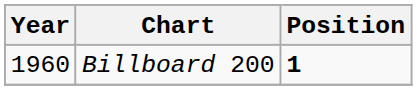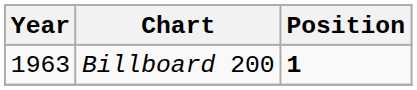(40, 65) 1960 -> (40, 65) 1963
